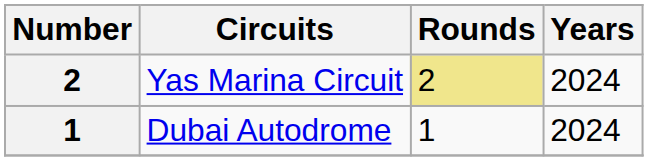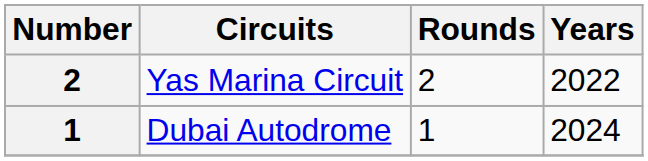(426, 79) khaki background -> (426, 79) no background
(585, 79) 2024 -> (585, 79) 2022
